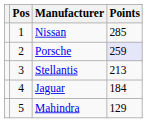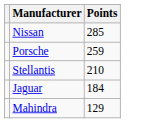- column: (21, 13)
(118, 51) lavender background -> (95, 51) no background
(118, 70) 213 -> (95, 70) 210
